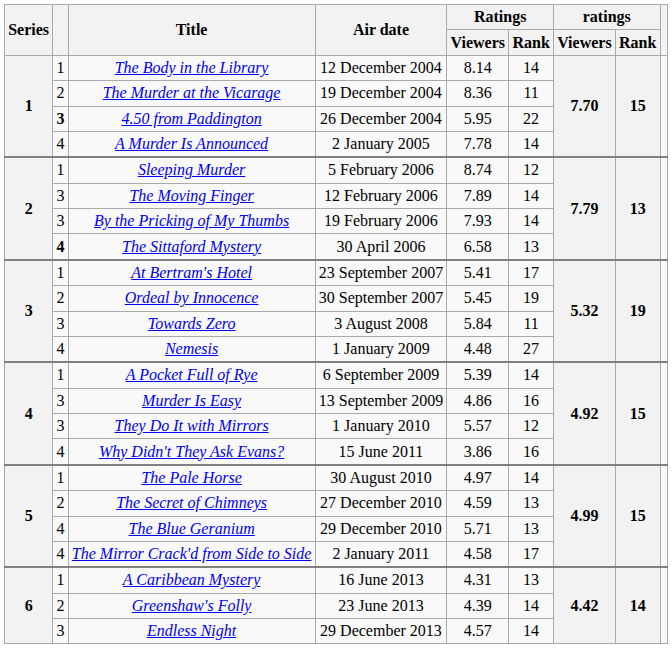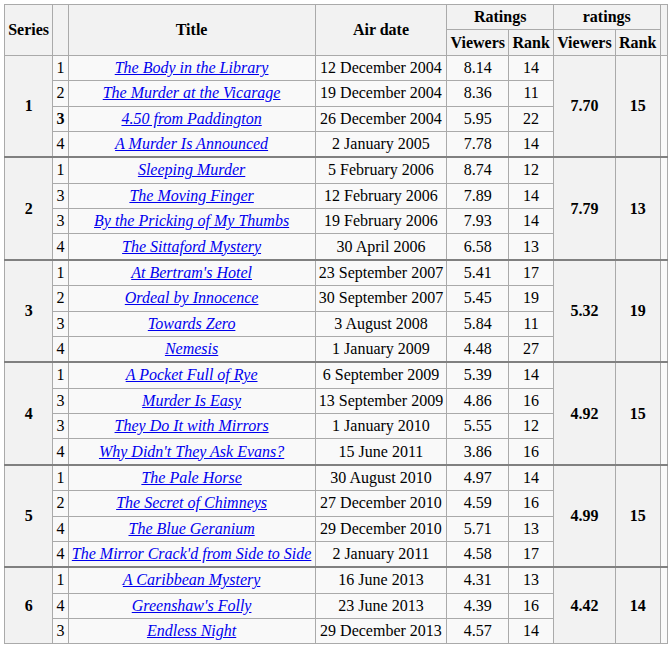(60, 246) bold -> (60, 246) normal
(478, 426) 5.57 -> (478, 426) 5.55
(531, 503) 13 -> (531, 503) 16
(60, 605) 2 -> (60, 605) 4
(531, 605) 14 -> (531, 605) 16
